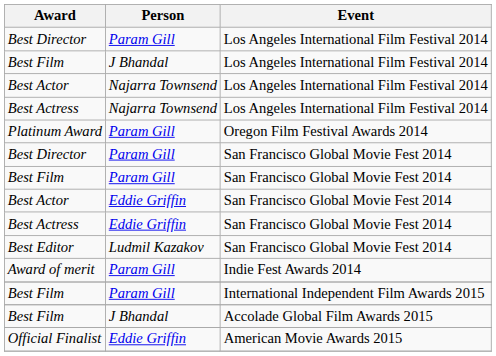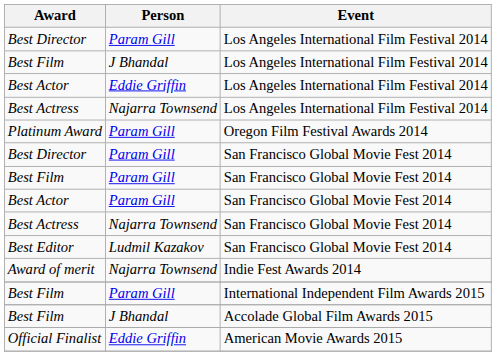(163, 85) Najarra Townsend -> (147, 85) Eddie Griffin
(147, 200) Eddie Griffin -> (142, 200) Param Gill
(147, 223) Eddie Griffin -> (163, 223) Najarra Townsend
(142, 270) Param Gill -> (163, 270) Najarra Townsend
